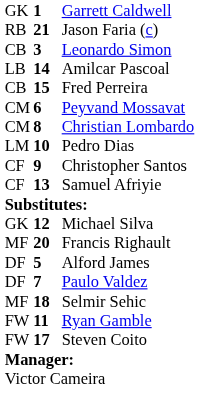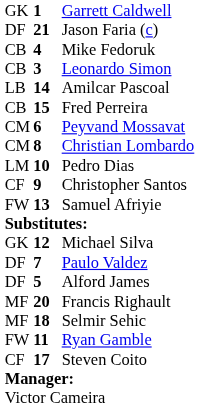(16, 29) RB -> (15, 29) DF
+ row: (108, 49)
(15, 185) CF -> (17, 204) FW
rows swapped: (105, 281) <-> (116, 243)
(17, 340) FW -> (15, 359) CF
